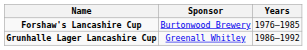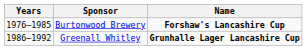columns swapped: (277, 11) <-> (81, 11)
